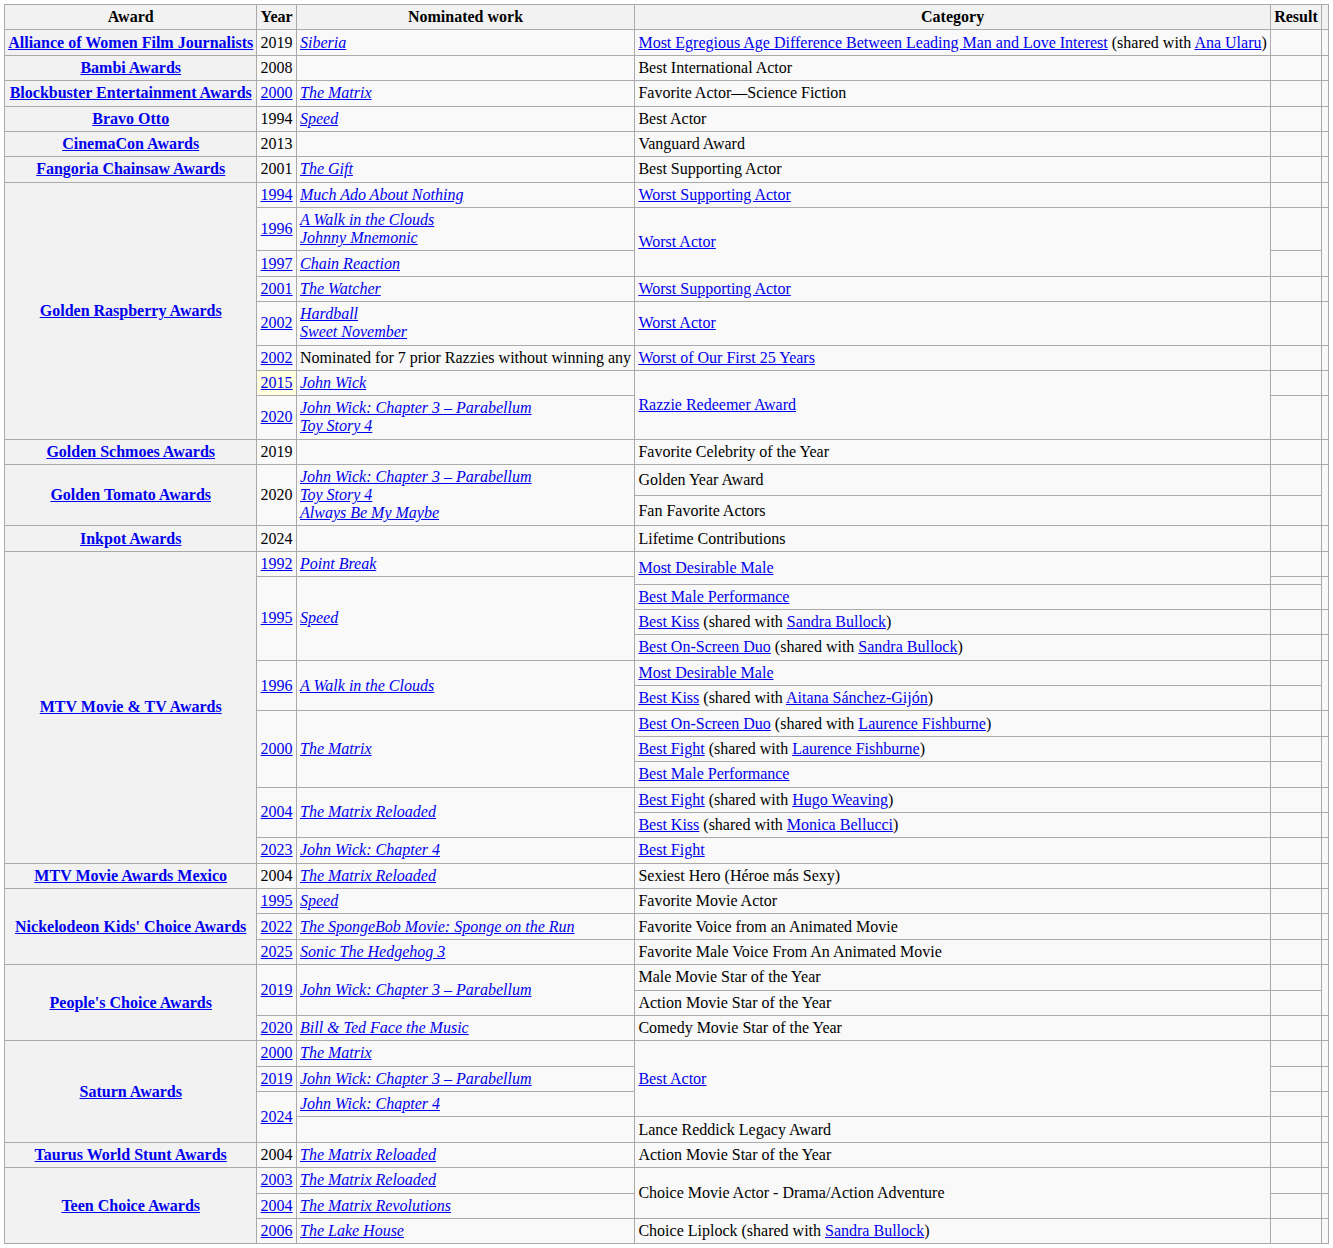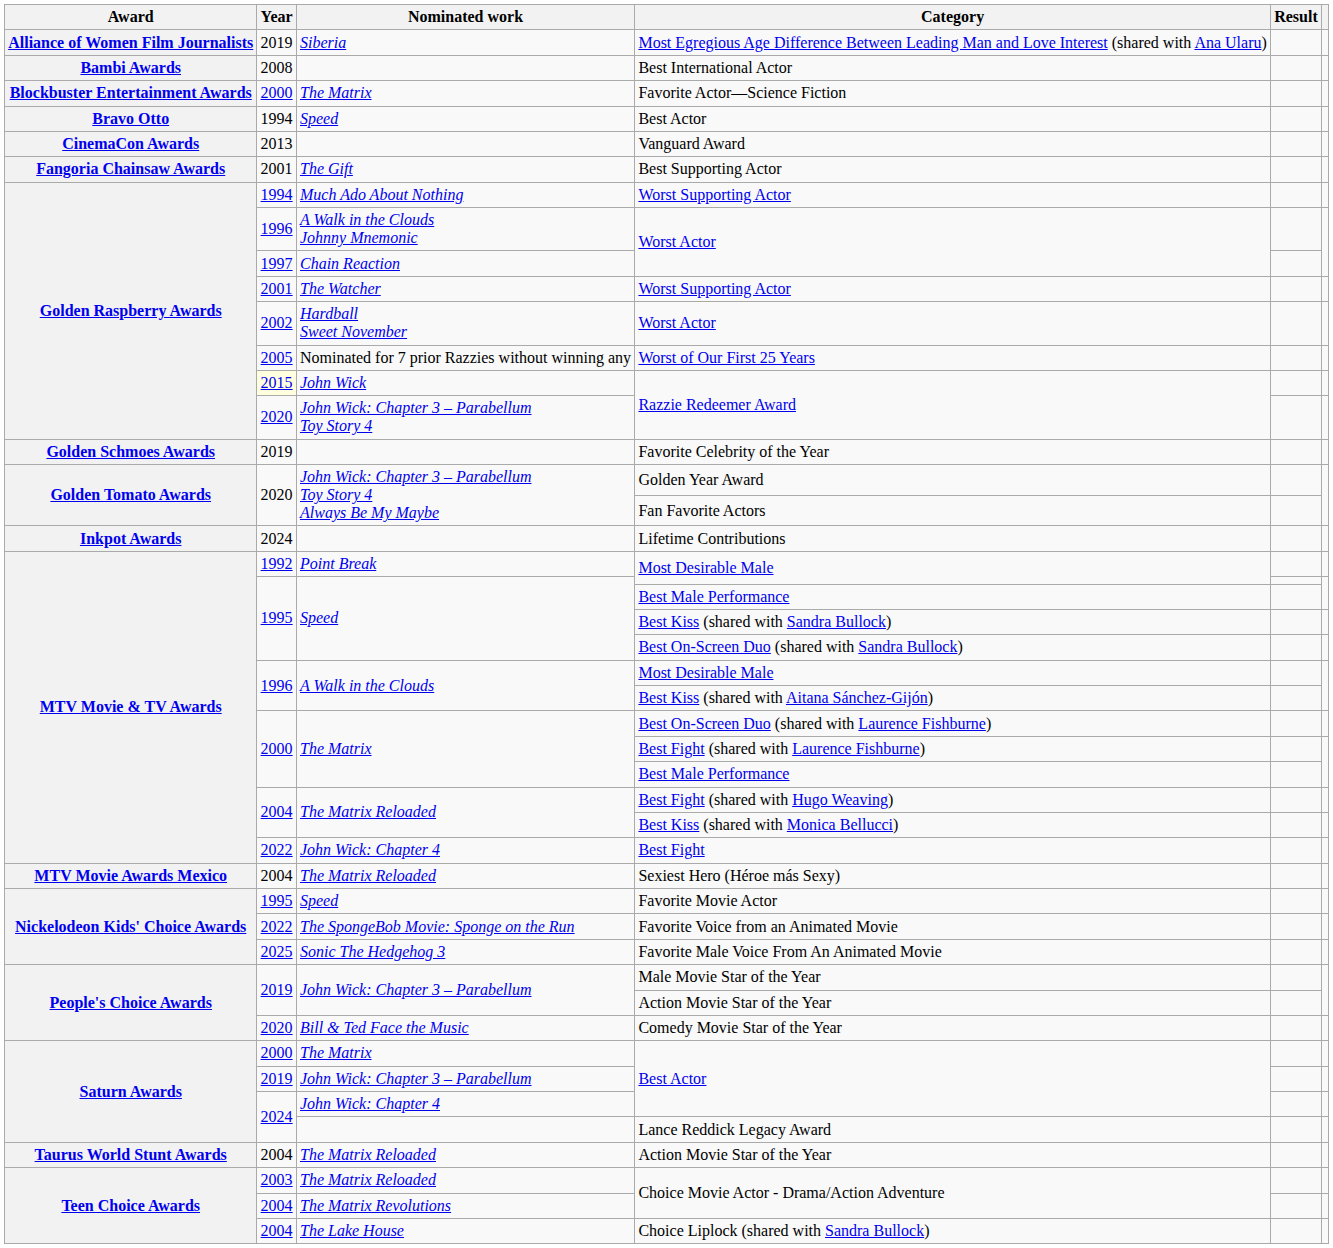(277, 357) 2002 -> (277, 357) 2005
(277, 850) 2023 -> (277, 850) 2022
(277, 1231) 2006 -> (277, 1231) 2004
